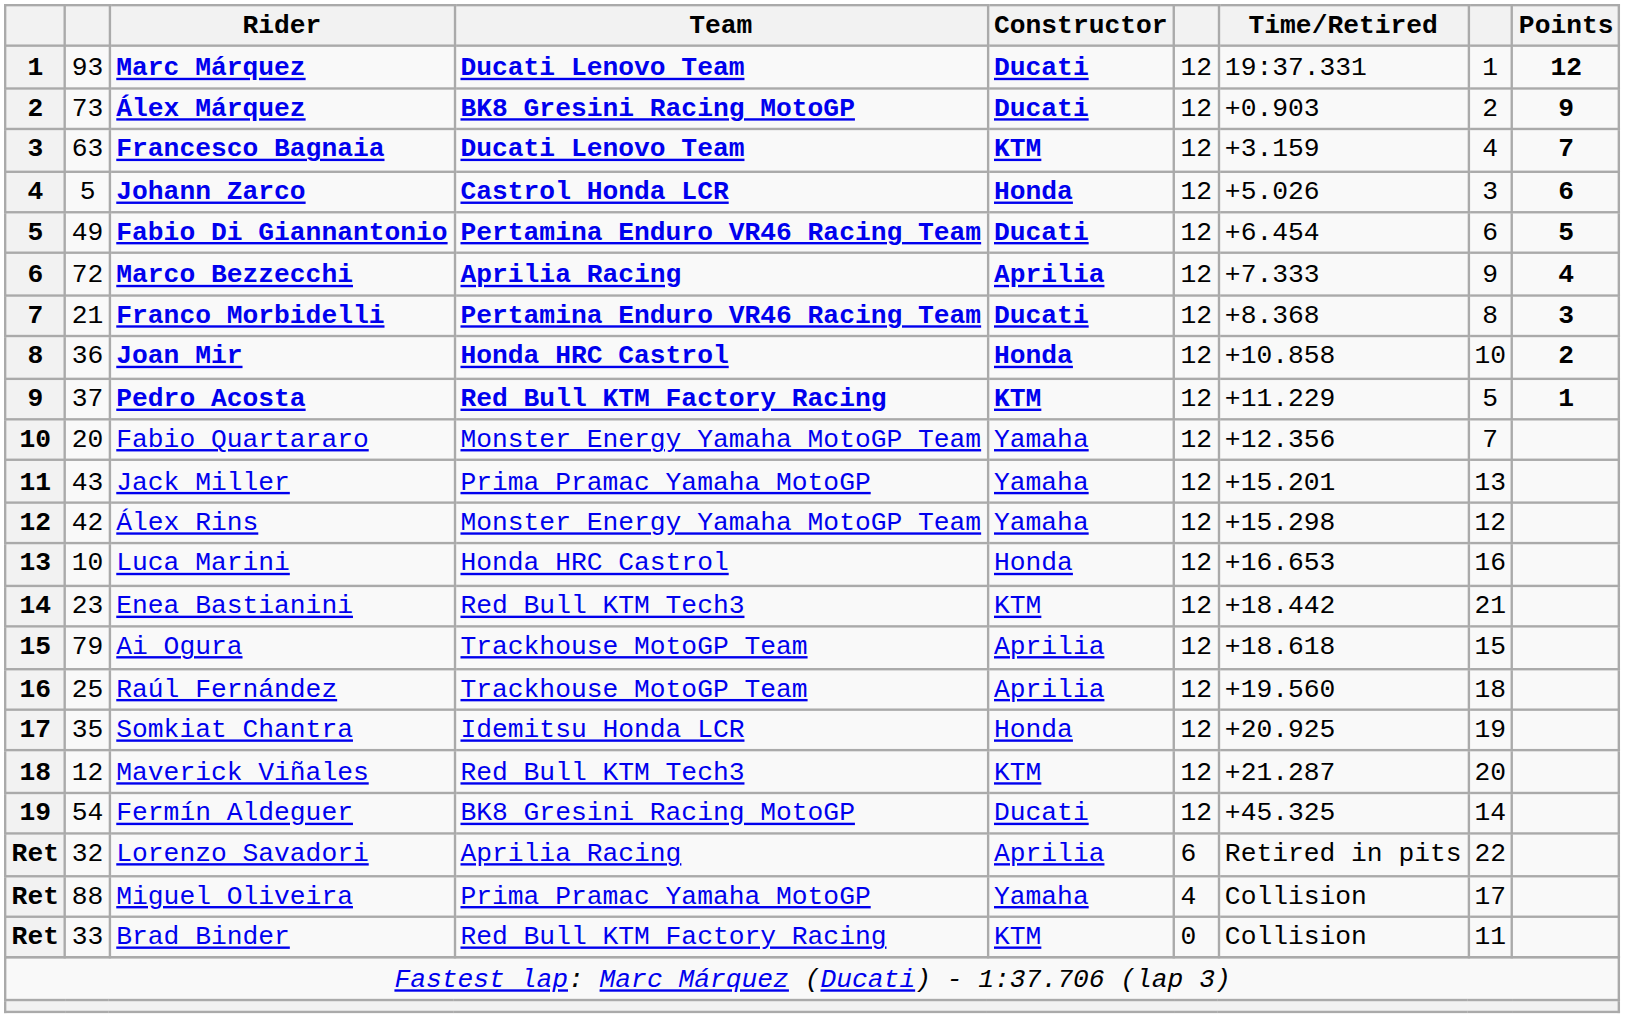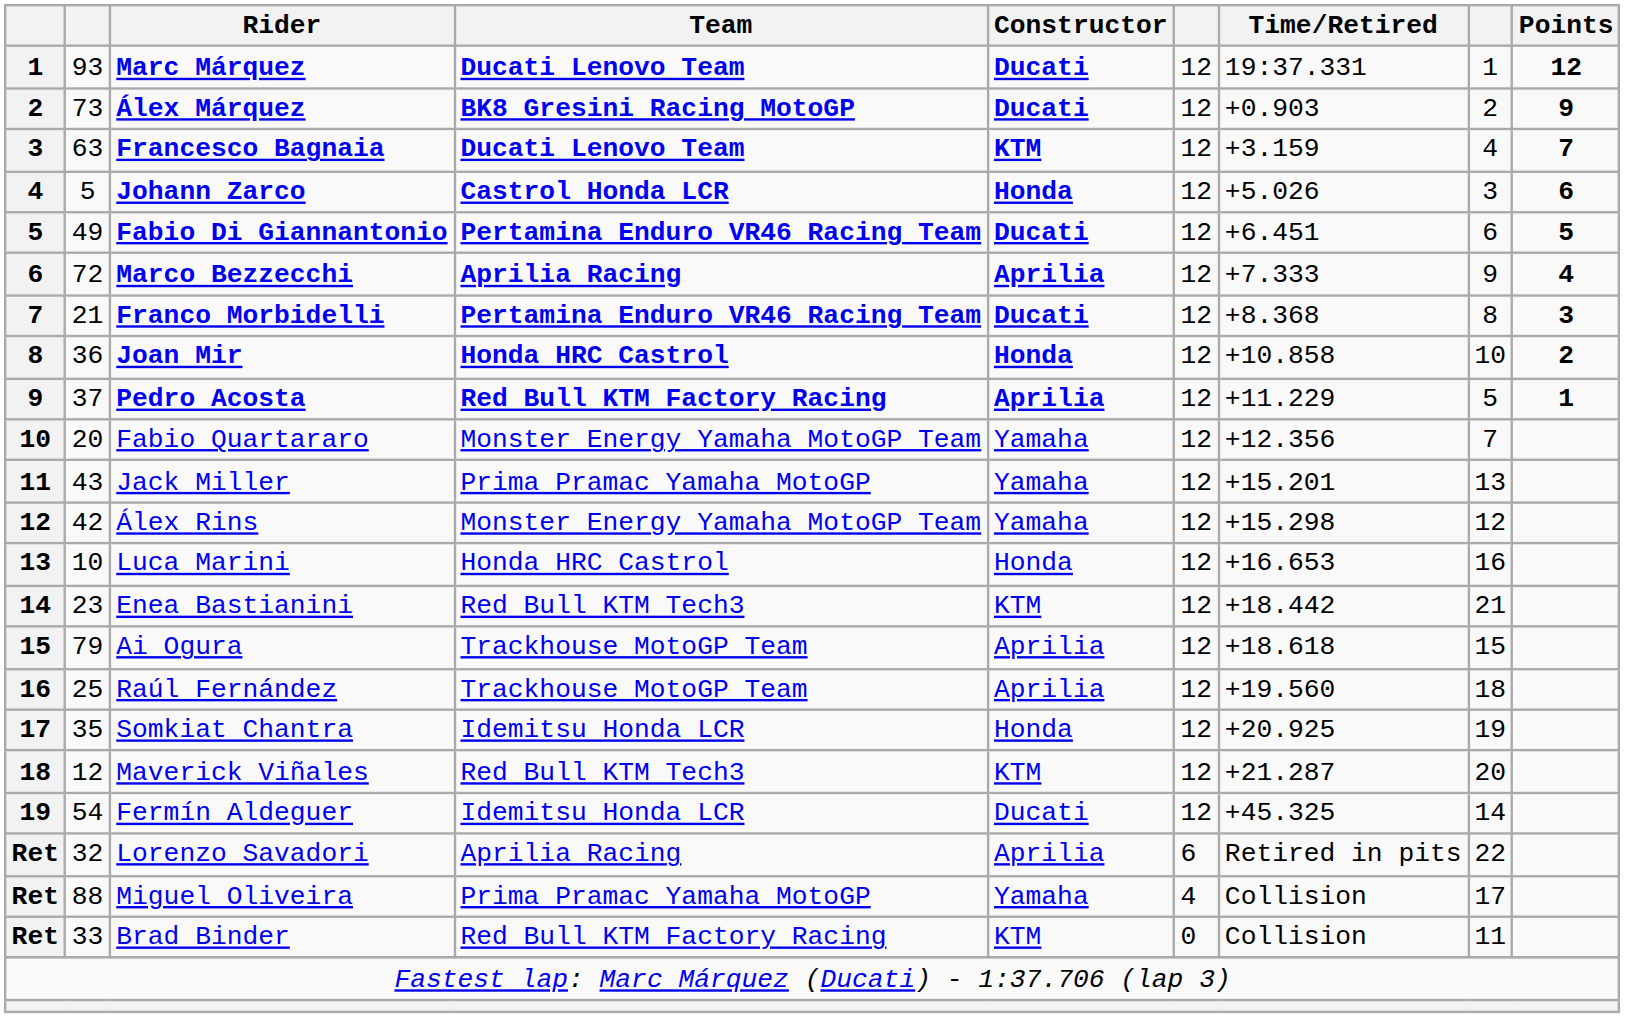(1272, 233) +6.454 -> (1272, 233) +6.451
(1018, 399) KTM -> (1049, 399) Aprilia
(658, 813) BK8 Gresini Racing MotoGP -> (602, 813) Idemitsu Honda LCR
